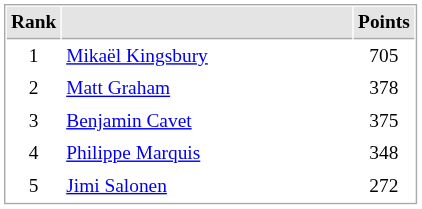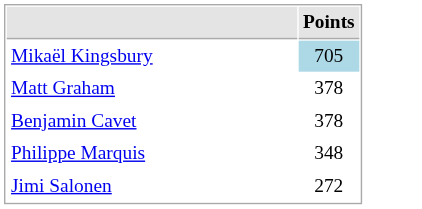- column: (34, 22)
(384, 55) no background -> (329, 55) lightblue background
(384, 120) 375 -> (329, 120) 378
